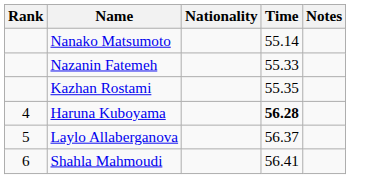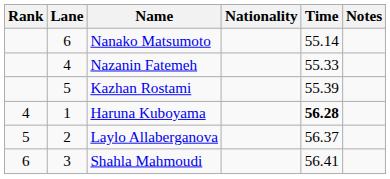+ column: (67, 16)
(282, 88) 55.35 -> (322, 88) 55.39
